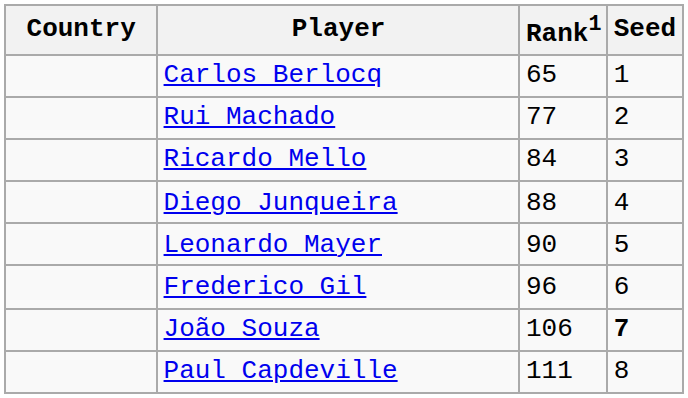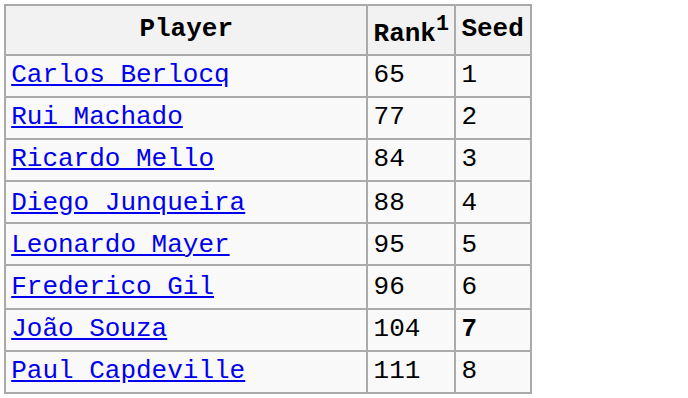- column: (81, 30)
(542, 245) 90 -> (389, 245) 95
(549, 329) 106 -> (397, 329) 104
